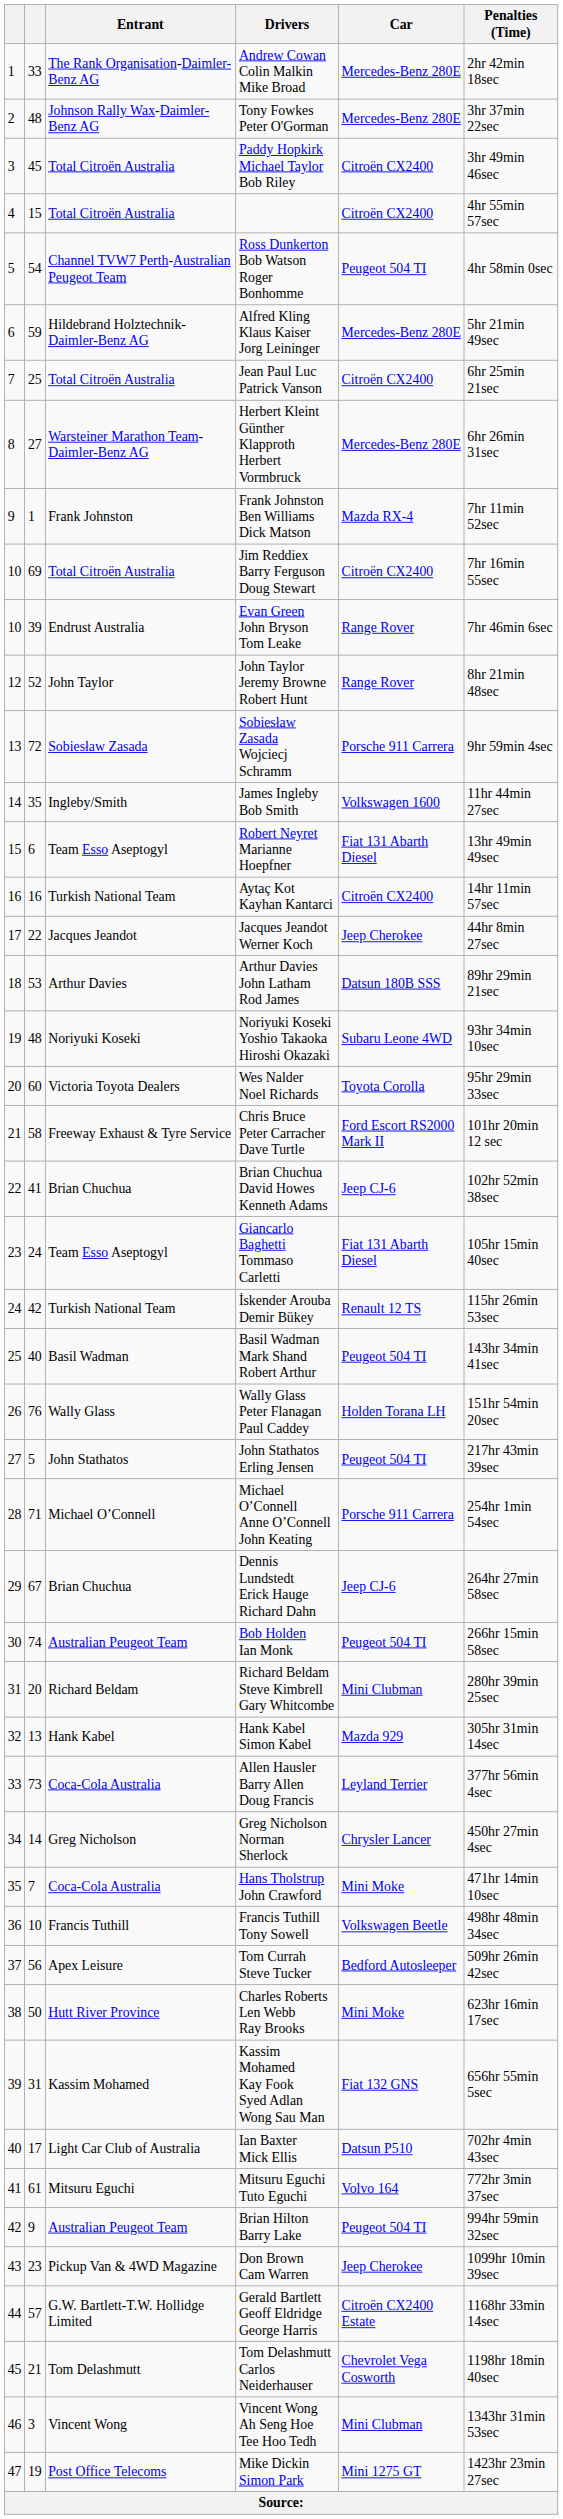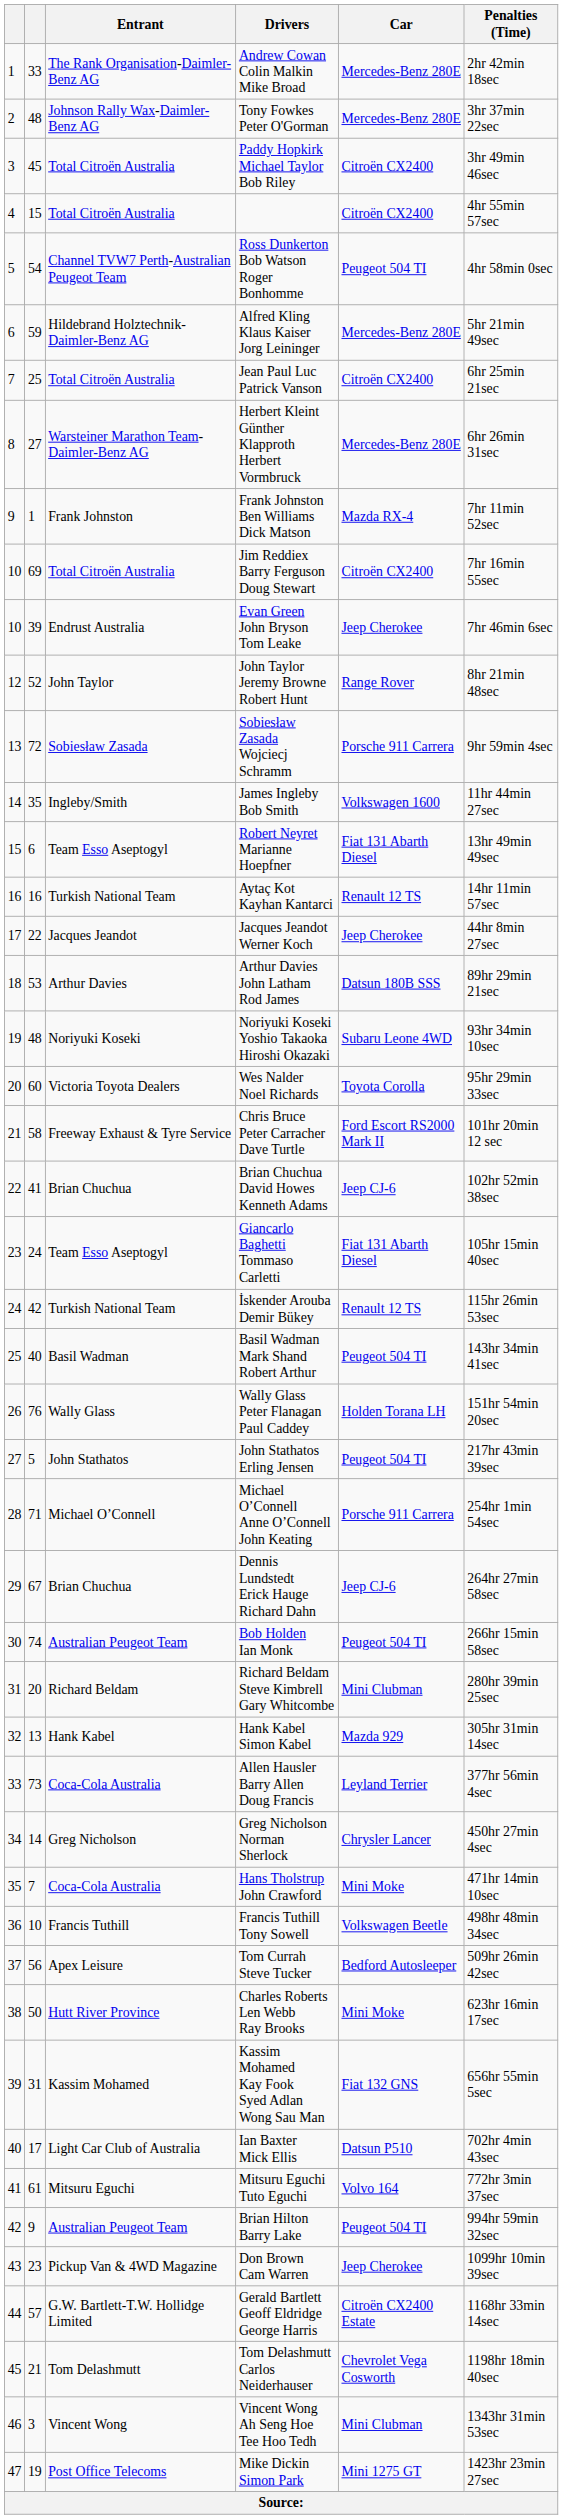(378, 627) Range Rover -> (382, 627) Jeep Cherokee
(387, 896) Citroën CX2400 -> (381, 896) Renault 12 TS
